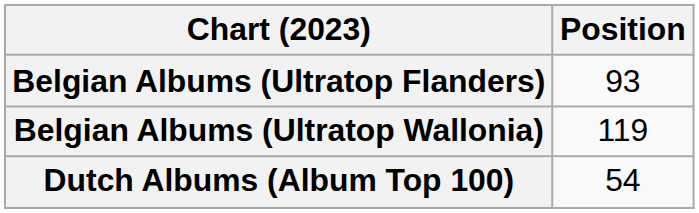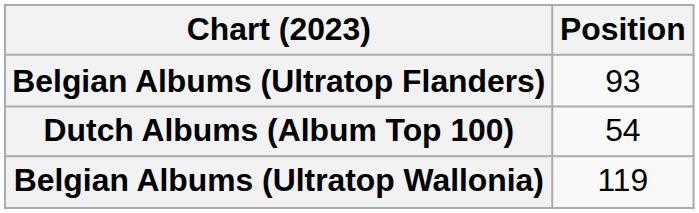rows swapped: (279, 130) <-> (279, 181)
